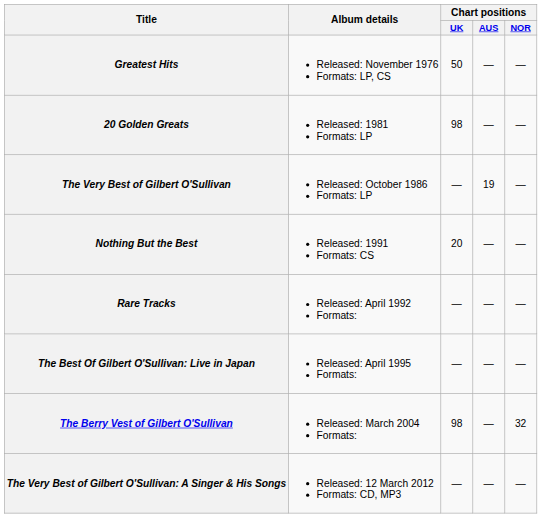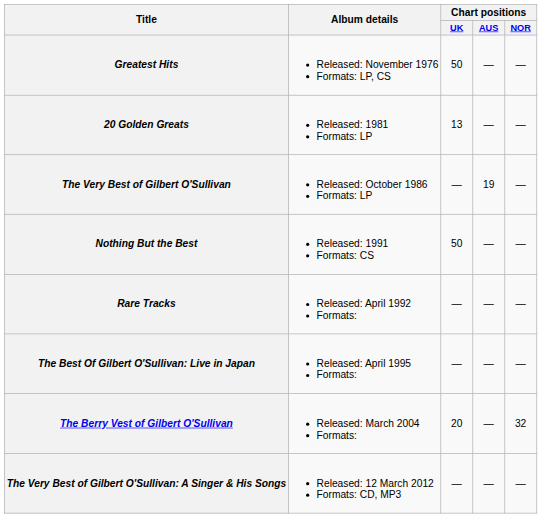(457, 124) 98 -> (457, 124) 13
(457, 244) 20 -> (457, 244) 50
(457, 423) 98 -> (457, 423) 20
